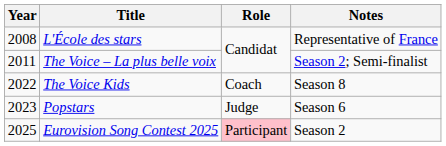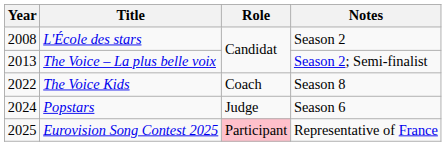(366, 38) Representative of France -> (320, 38) Season 2
(22, 61) 2011 -> (22, 61) 2013
(22, 107) 2023 -> (22, 107) 2024
(320, 130) Season 2 -> (366, 130) Representative of France
